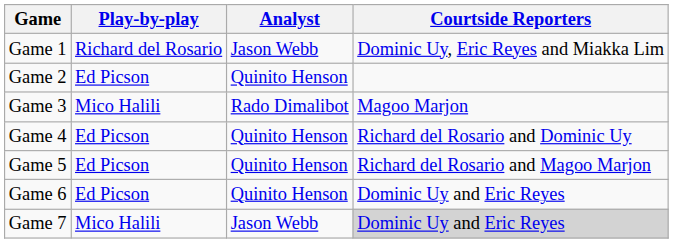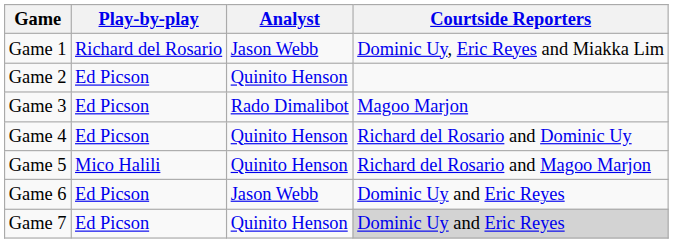(118, 106) Mico Halili -> (112, 106) Ed Picson
(112, 164) Ed Picson -> (118, 164) Mico Halili
(289, 194) Quinito Henson -> (274, 194) Jason Webb
(118, 223) Mico Halili -> (112, 223) Ed Picson
(274, 223) Jason Webb -> (289, 223) Quinito Henson
